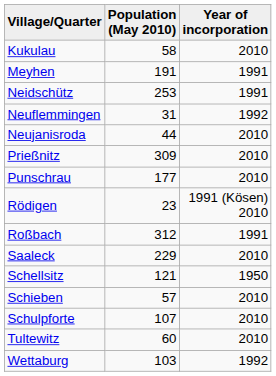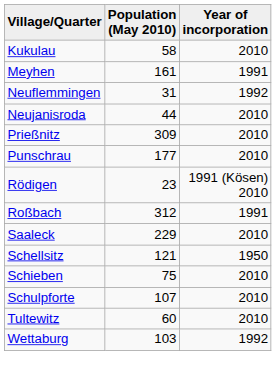(165, 72) 191 -> (165, 72) 161
- row: (40, 93)
(169, 297) 57 -> (169, 276) 75
